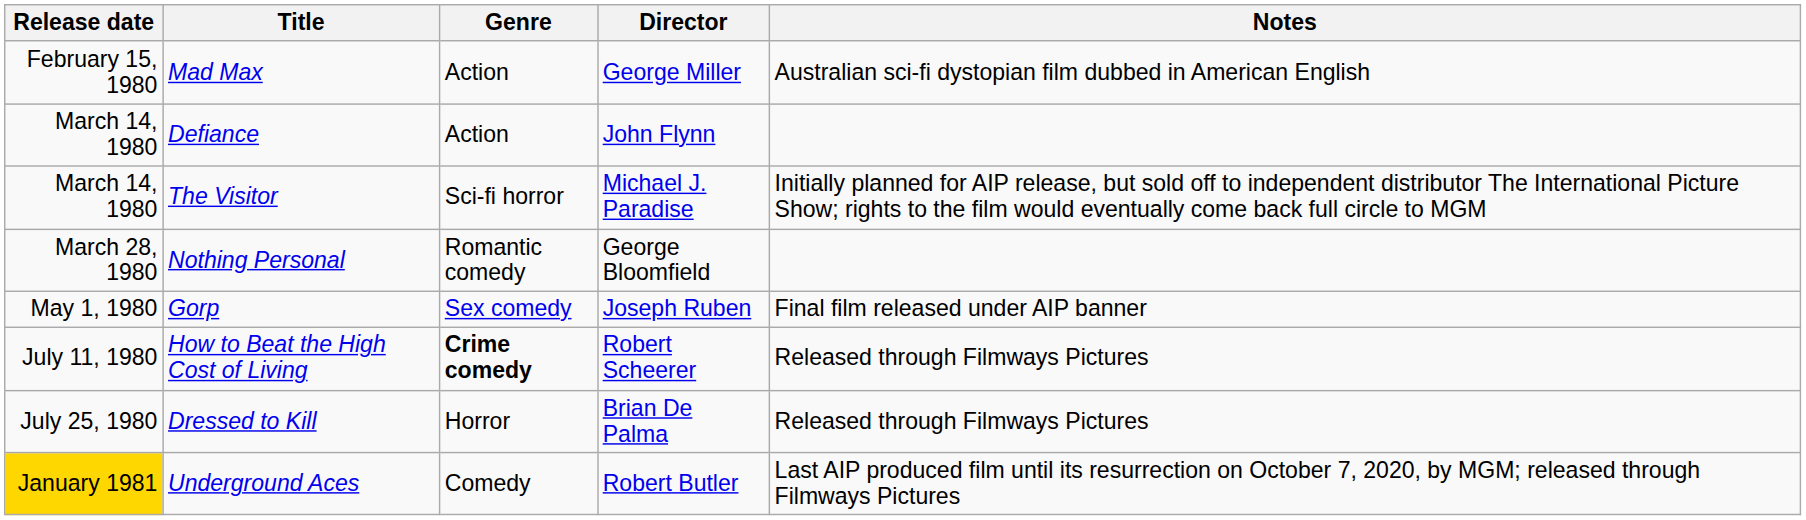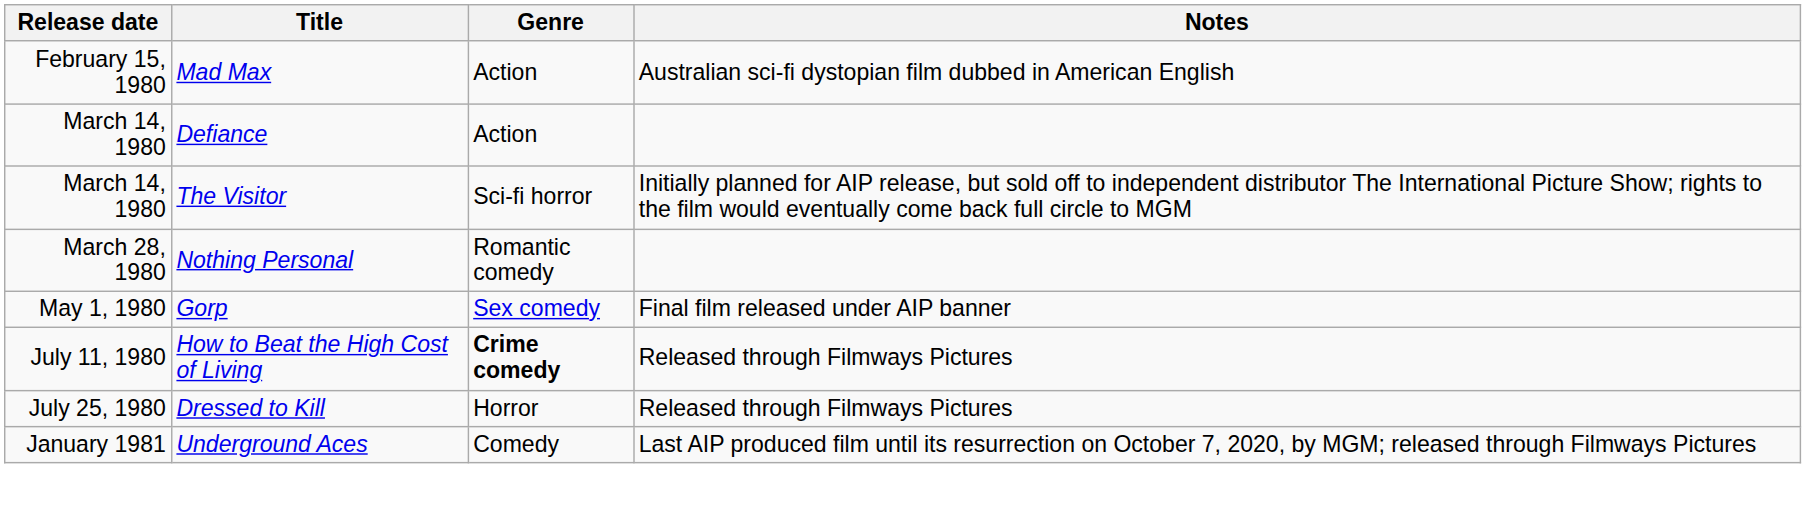- column: (683, 22)
(88, 483) gold background -> (96, 444) no background
